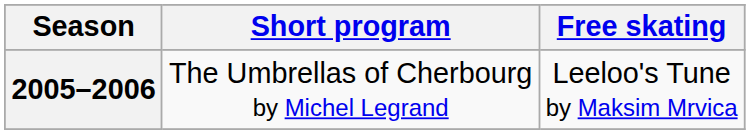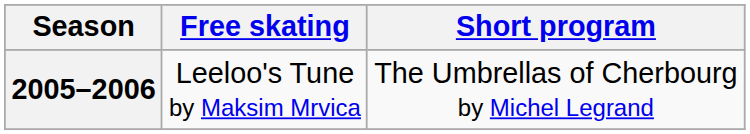columns swapped: (351, 27) <-> (642, 27)
